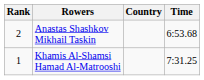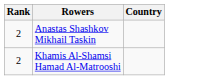- column: (182, 12)
(18, 61) 1 -> (18, 61) 2
